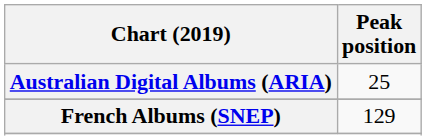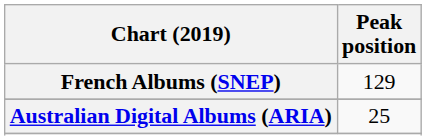rows swapped: (171, 81) <-> (171, 116)
